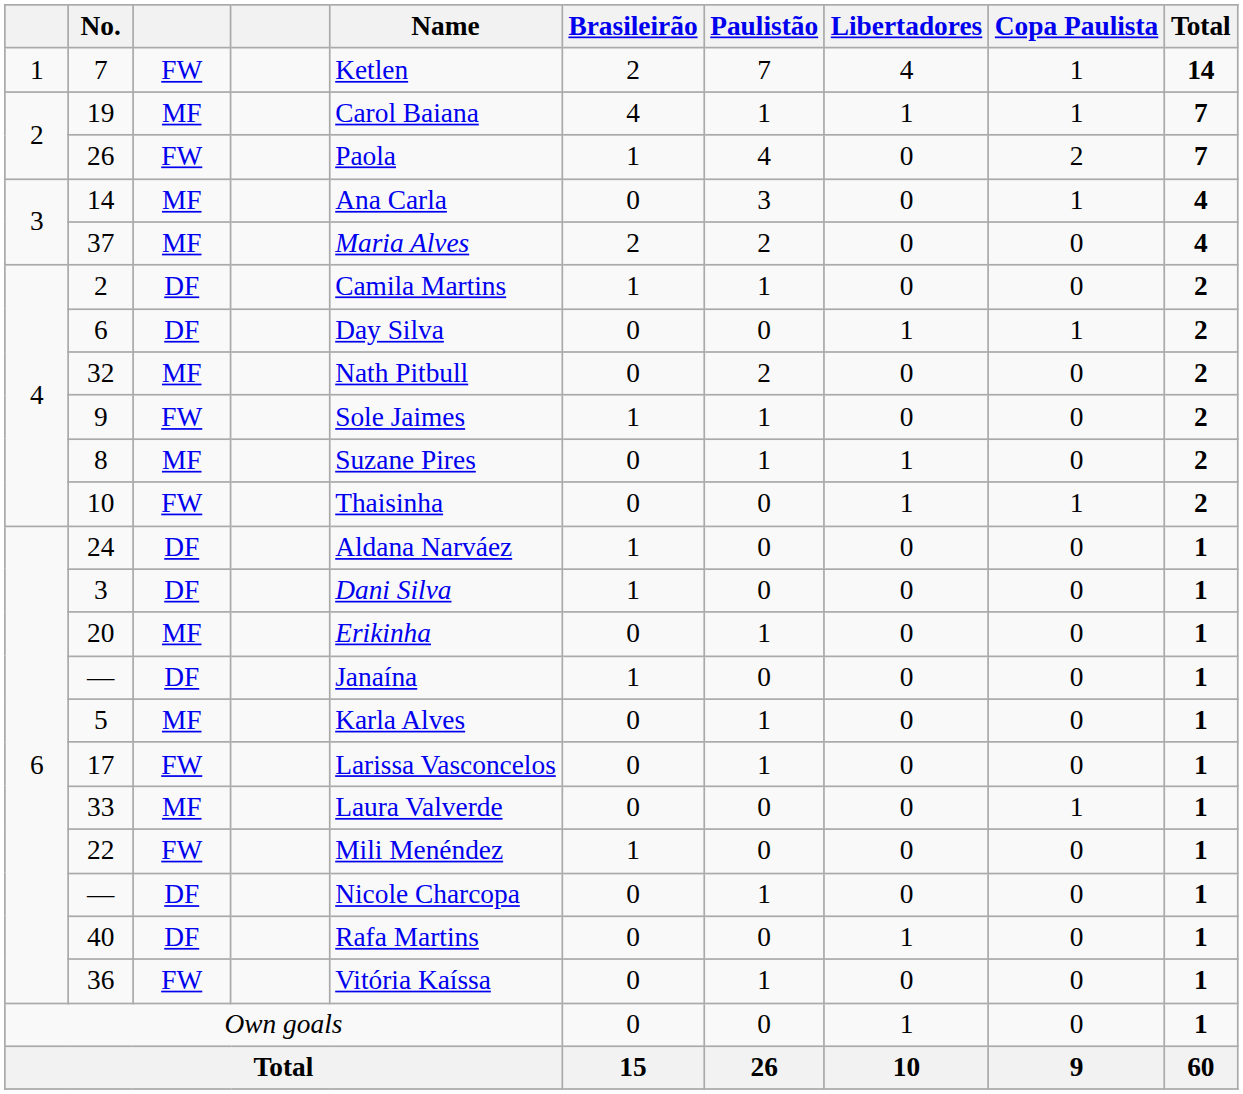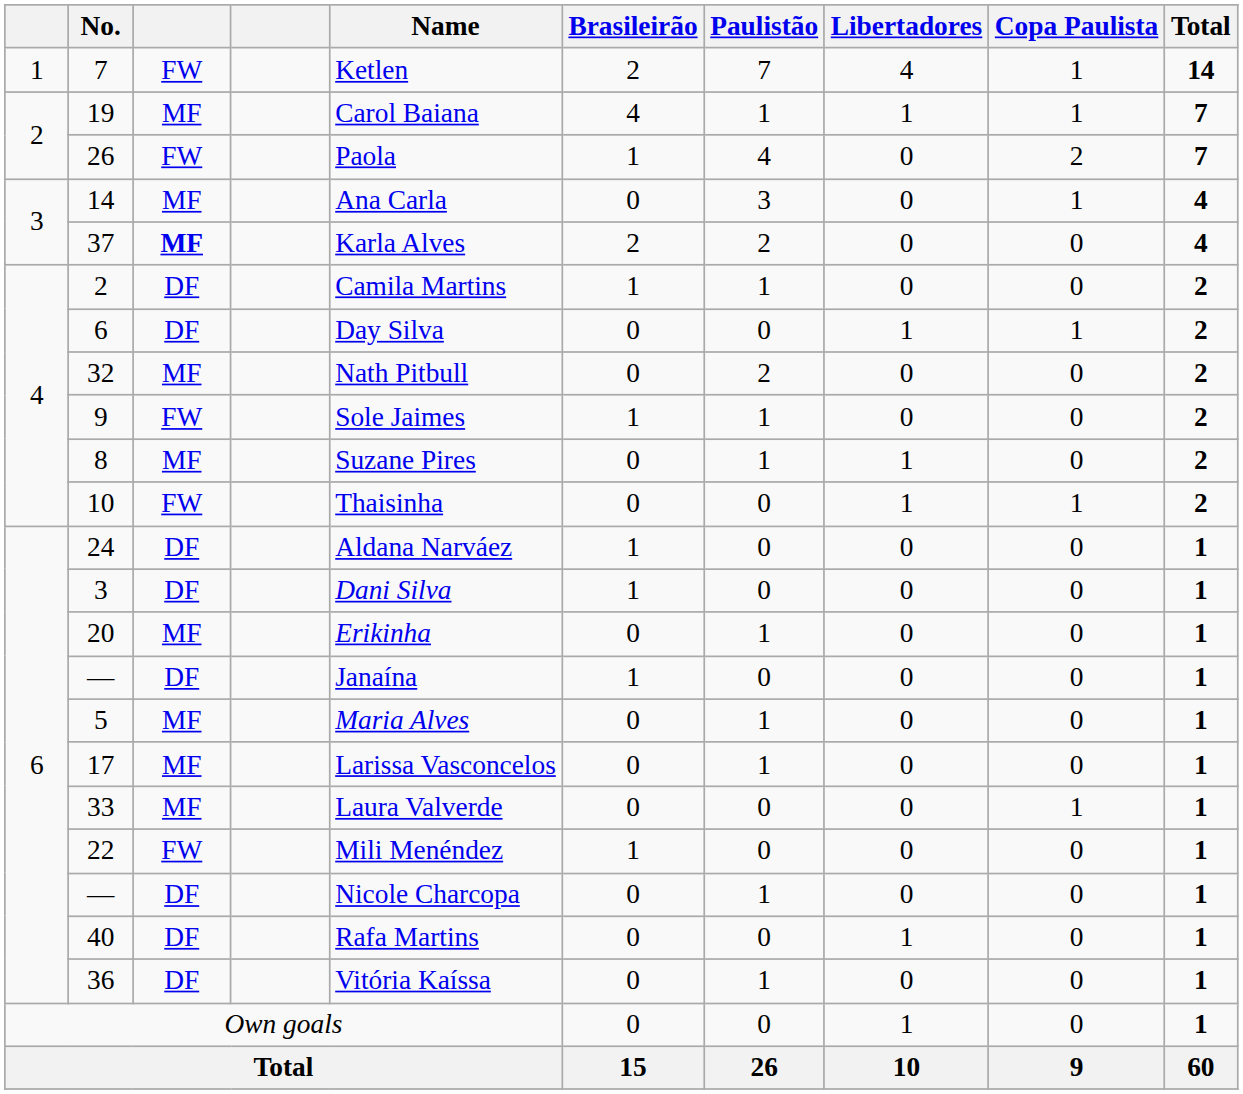(182, 243) normal -> (182, 243) bold
(402, 243) Maria Alves -> (400, 243) Karla Alves
(400, 720) Karla Alves -> (402, 720) Maria Alves
(182, 763) FW -> (182, 763) MF
(182, 980) FW -> (182, 980) DF
